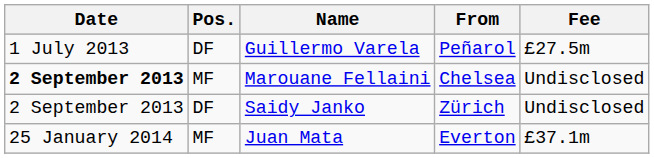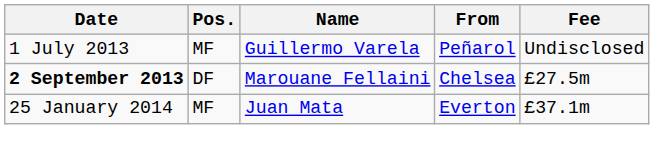(203, 49) DF -> (203, 49) MF
(557, 49) £27.5m -> (584, 49) Undisclosed
(203, 79) MF -> (203, 79) DF
(584, 79) Undisclosed -> (557, 79) £27.5m
- row: (305, 109)
